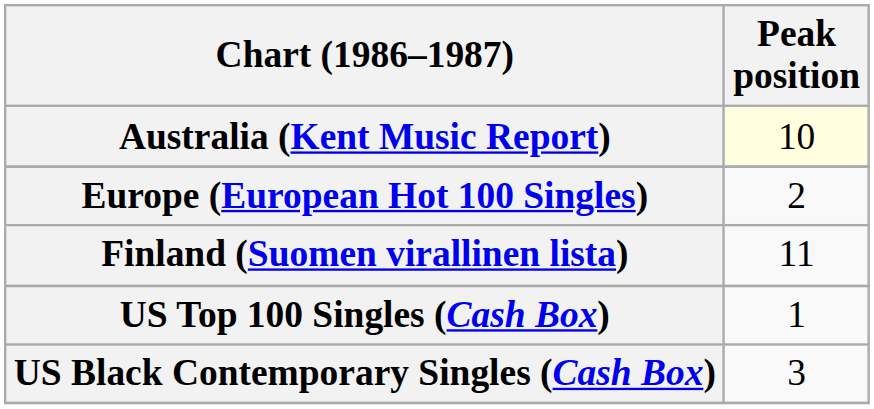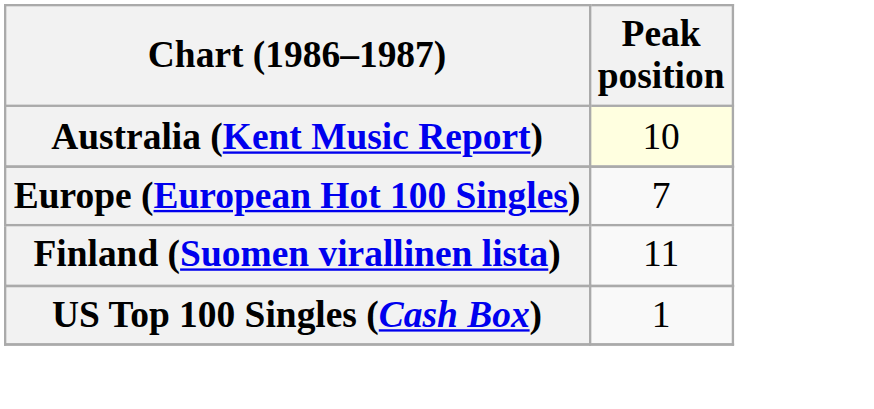(797, 195) 2 -> (661, 195) 7
- row: (365, 373)
